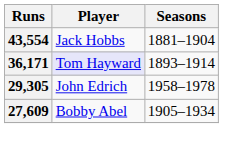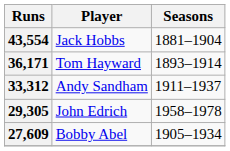(98, 63) lavender background -> (98, 63) no background
+ row: (28, 87)
